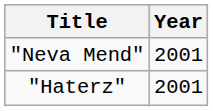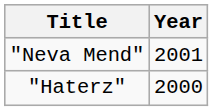(179, 88) 2001 -> (179, 88) 2000
